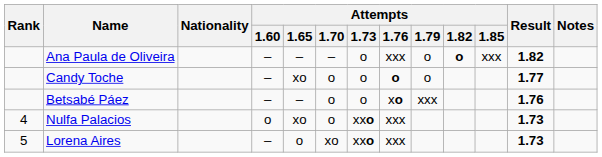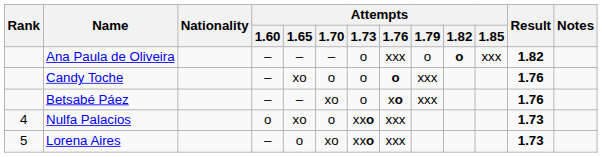(427, 78) o -> (427, 78) xxx
(531, 78) 1.77 -> (531, 78) 1.76
(332, 99) o -> (332, 99) xo
